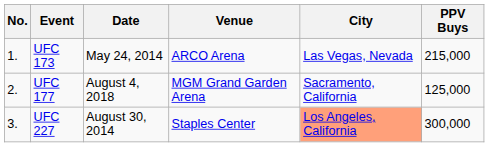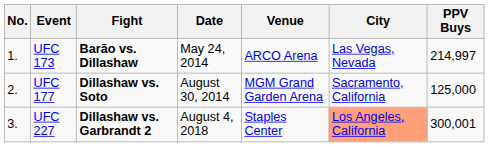+ column: (127, 21)
(447, 55) 215,000 -> (453, 55) 214,997
(113, 90) August 4, 2018 -> (205, 90) August 30, 2014
(116, 124) August 30, 2014 -> (207, 124) August 4, 2018
(447, 124) 300,000 -> (453, 124) 300,001
